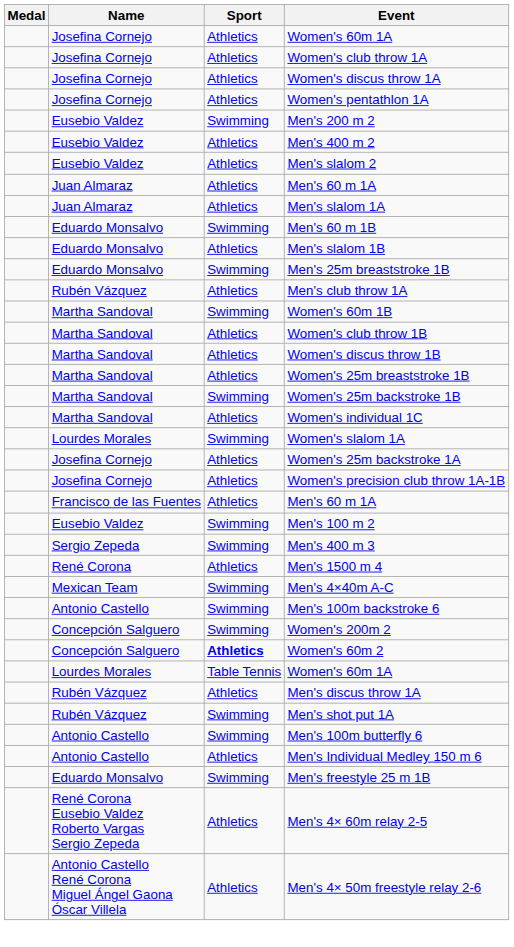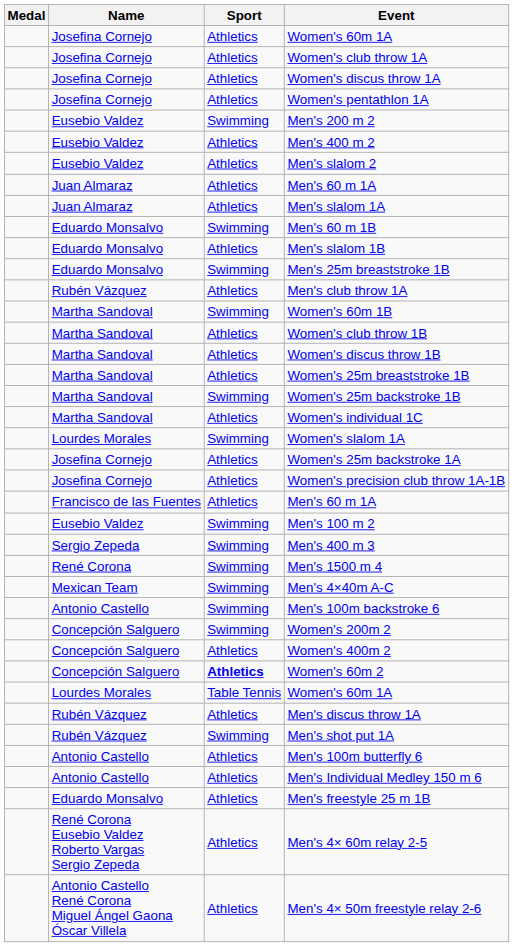(232, 566) Athletics -> (238, 566) Swimming
+ row: (116, 650)
(238, 735) Swimming -> (232, 756) Athletics
(238, 778) Swimming -> (232, 799) Athletics
